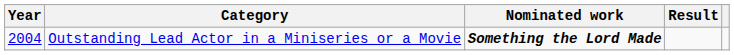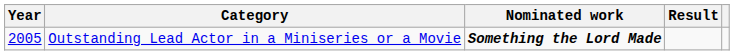(25, 39) 2004 -> (25, 39) 2005
